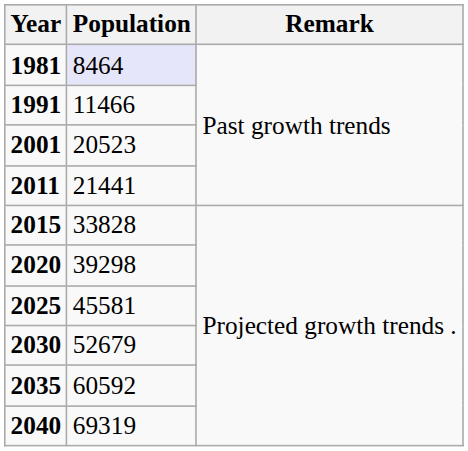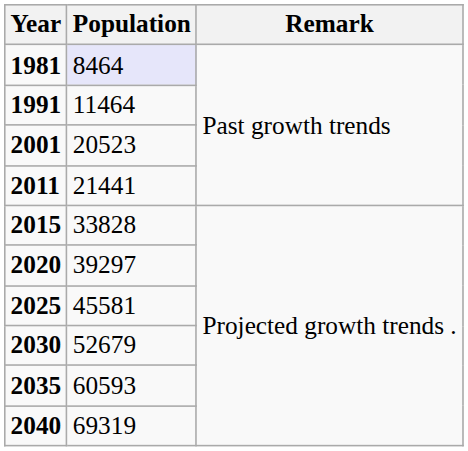(104, 104) 11466 -> (104, 104) 11464
(104, 265) 39298 -> (104, 265) 39297
(104, 385) 60592 -> (104, 385) 60593
